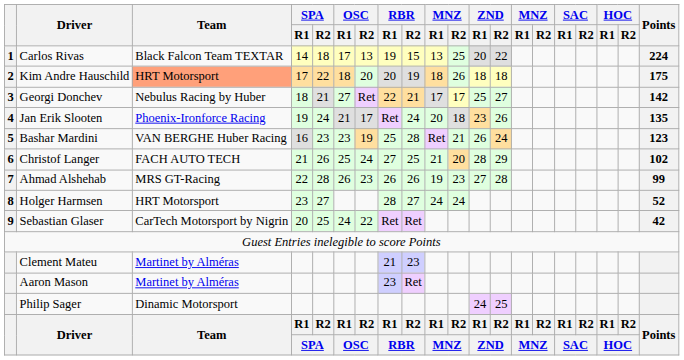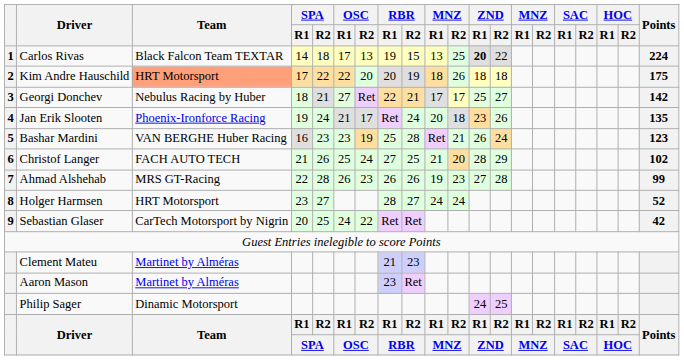(480, 55) normal -> (480, 55) bold
(344, 76) 18 -> (344, 76) 22
